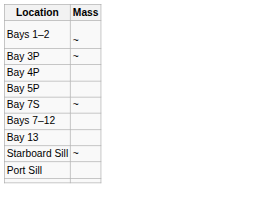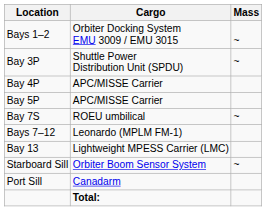+ column: (151, 12)
